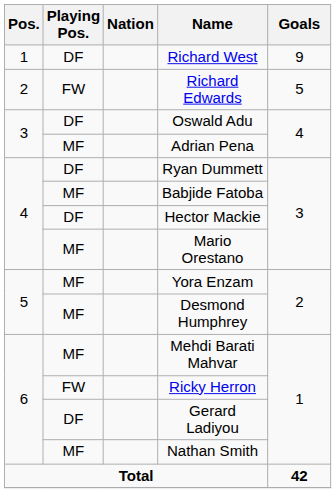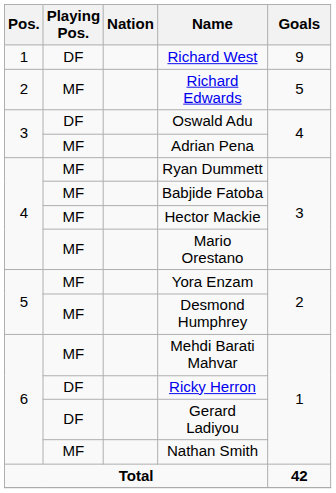(73, 89) FW -> (73, 89) MF
(73, 169) DF -> (73, 169) MF
(73, 217) DF -> (73, 217) MF
(73, 387) FW -> (73, 387) DF
